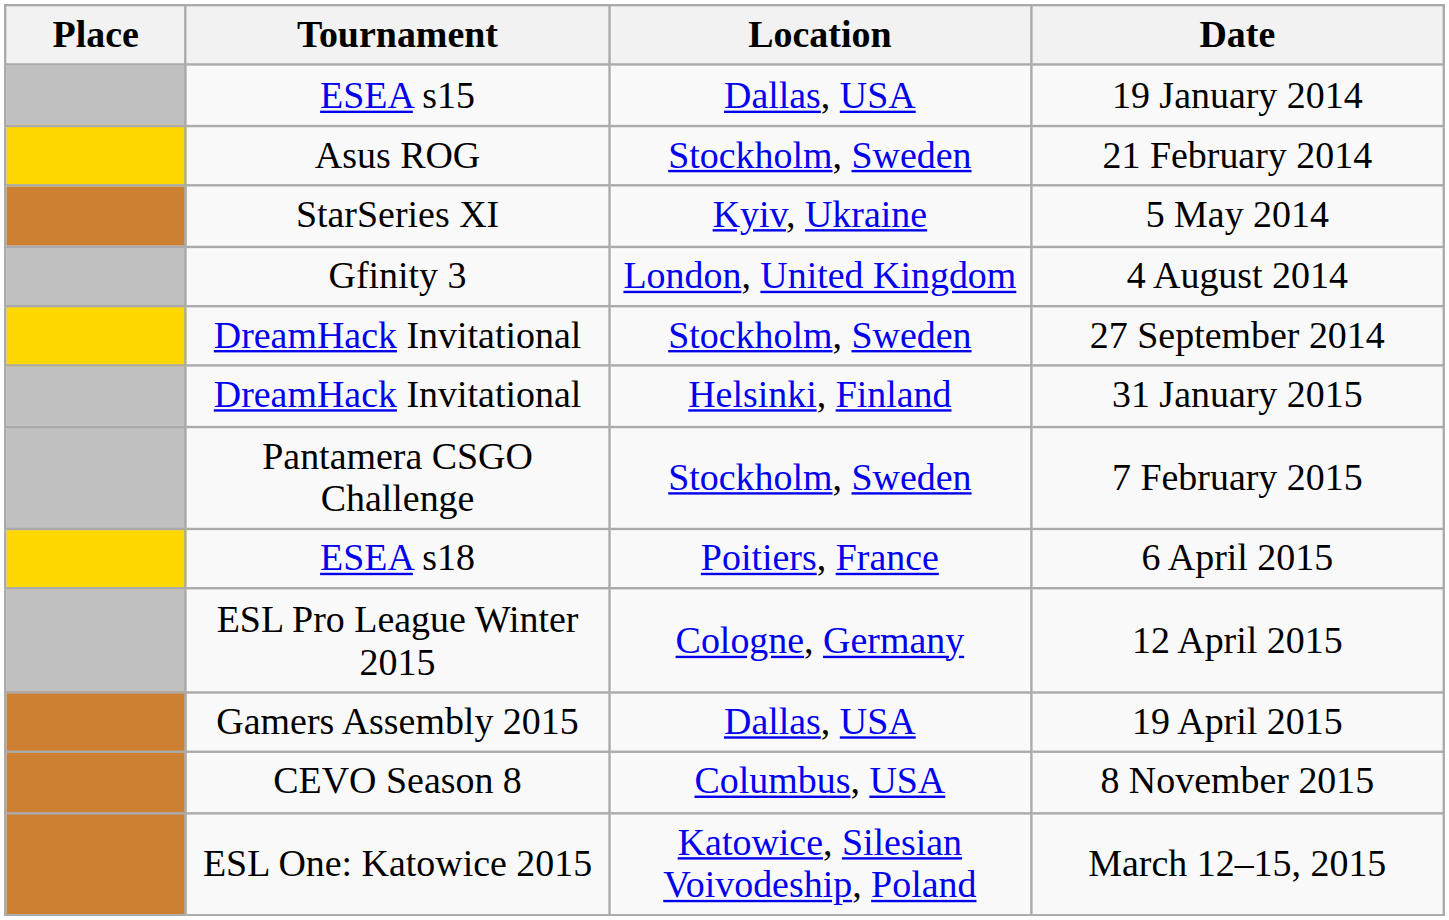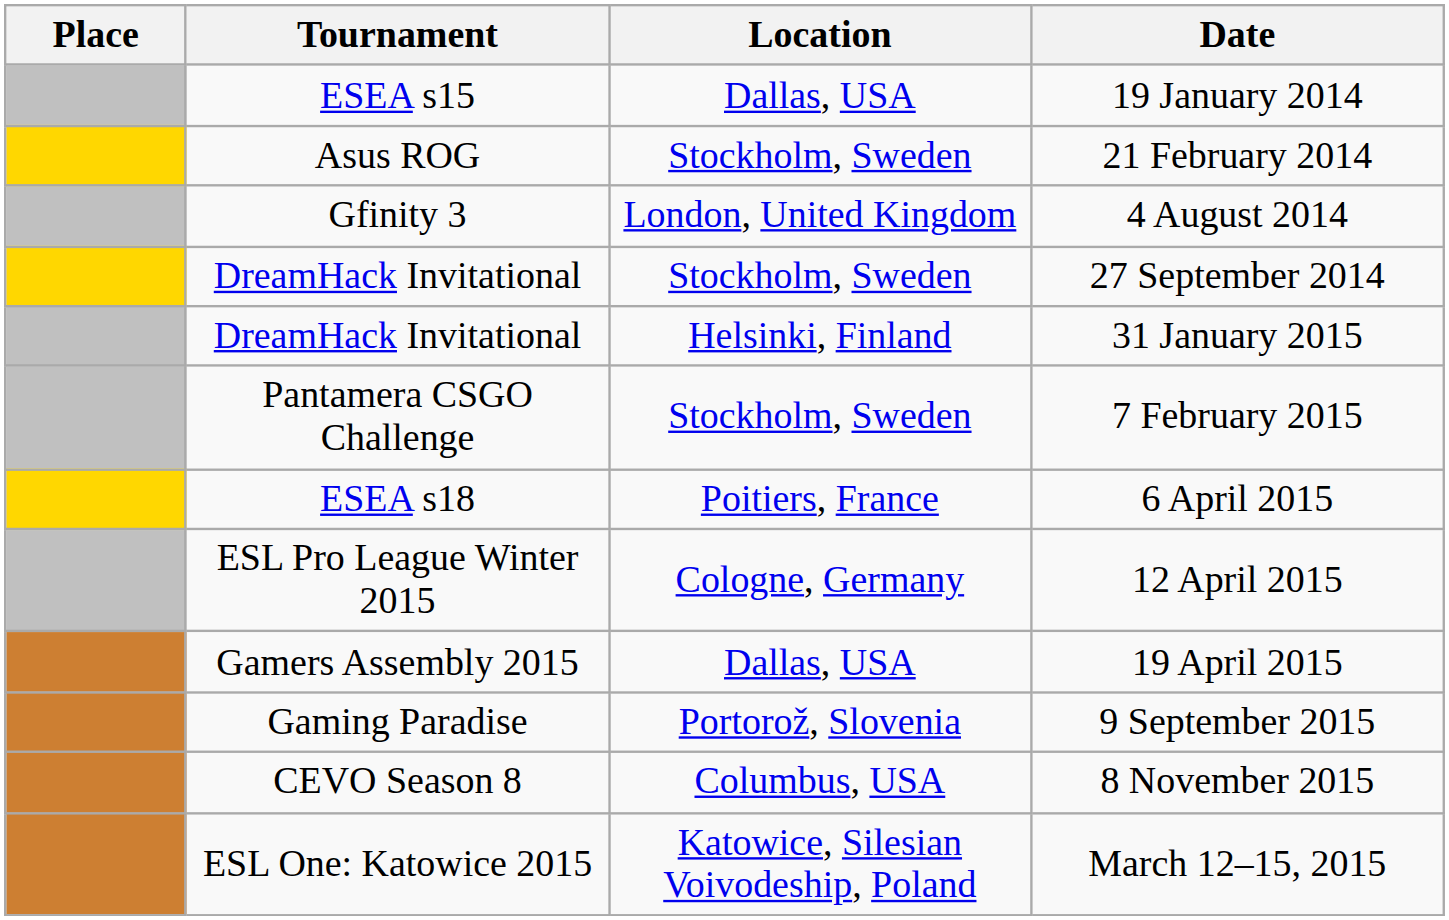- row: (1237, 214)
+ row: (1237, 721)
